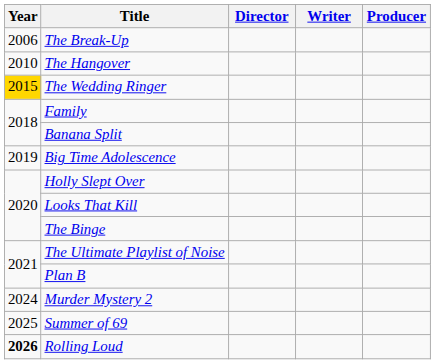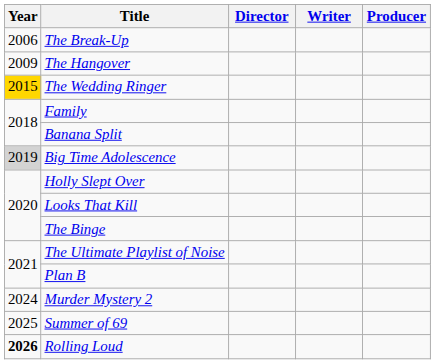(23, 63) 2010 -> (23, 63) 2009
(23, 157) no background -> (23, 157) lightgrey background
